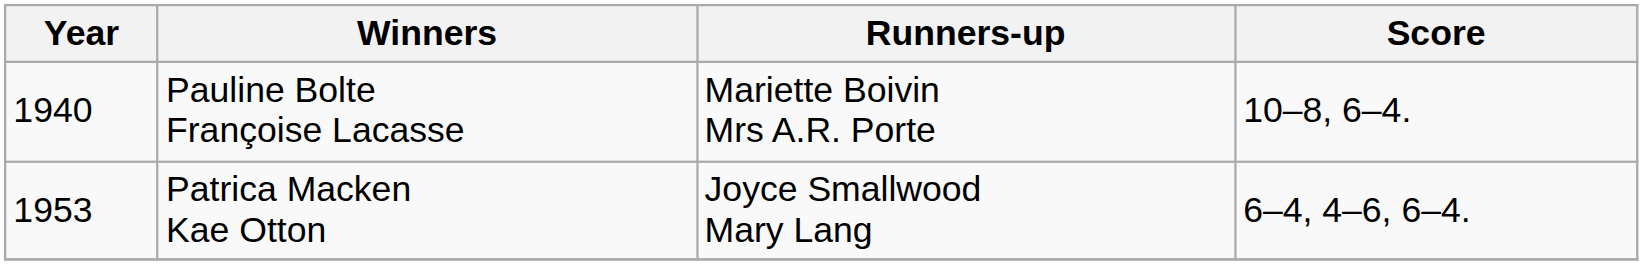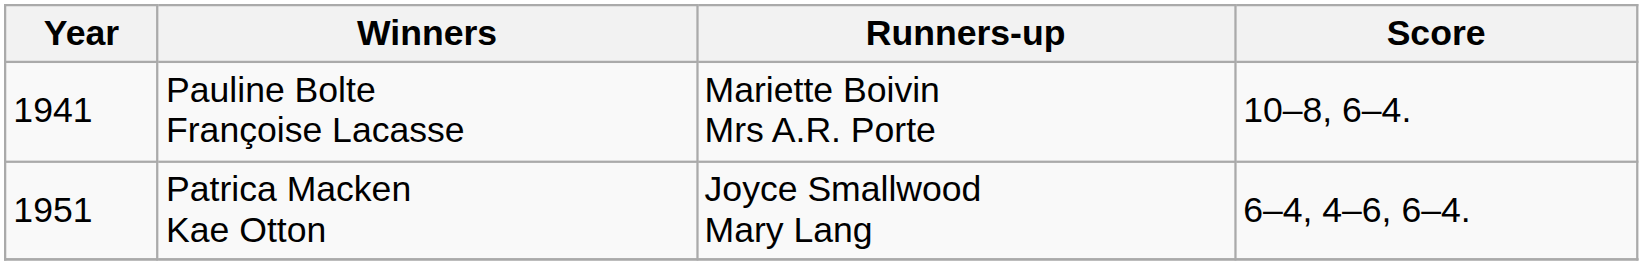(53, 110) 1940 -> (53, 110) 1941
(53, 208) 1953 -> (53, 208) 1951
